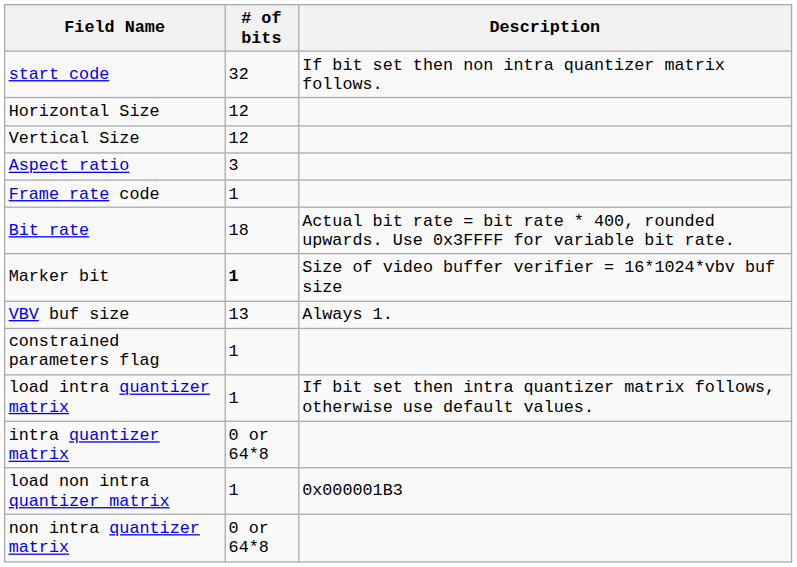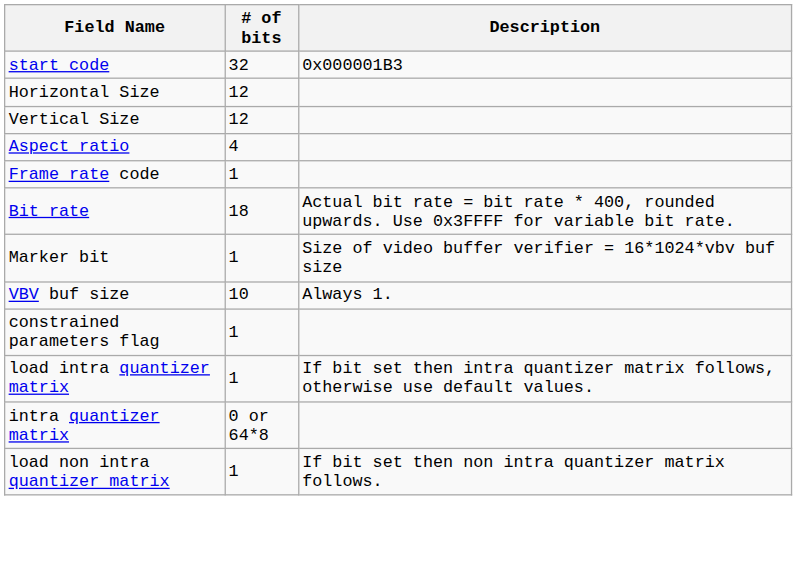(513, 75) If bit set then non intra quantizer matrix follows. -> (352, 65) 0x000001B3
(234, 166) 3 -> (234, 147) 4
(234, 277) bold -> (234, 258) normal
(239, 314) 13 -> (239, 295) 10
(352, 491) 0x000001B3 -> (513, 472) If bit set then non intra quantizer matrix follows.
- row: (104, 538)
